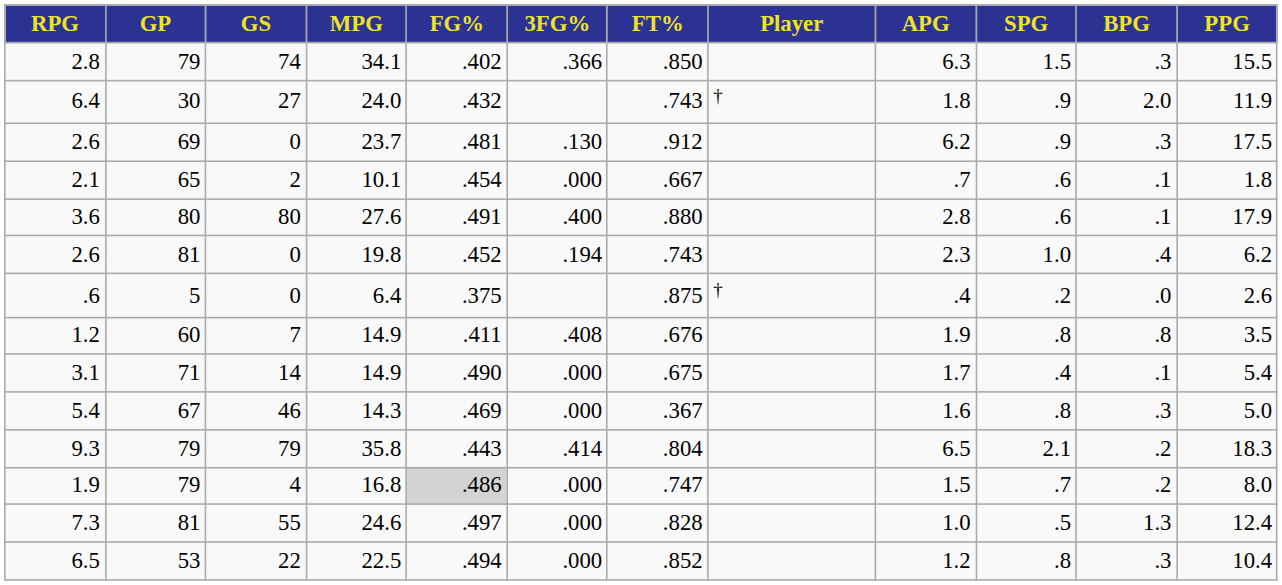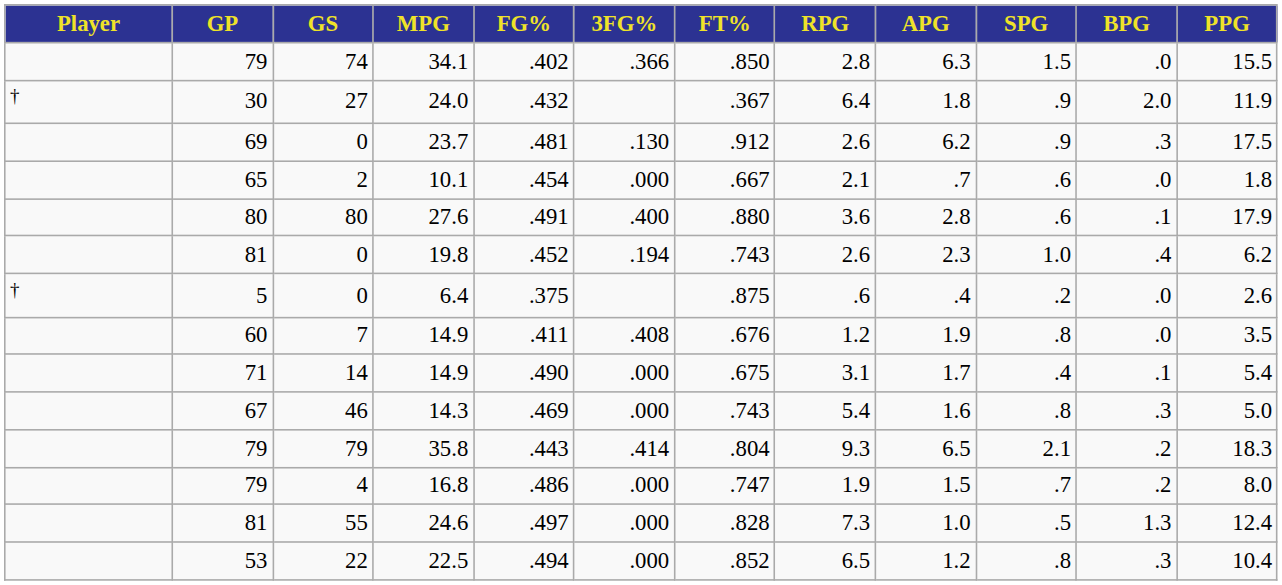columns swapped: (792, 23) <-> (55, 23)
(1163, 61) .3 -> (1163, 61) .0
(683, 101) .743 -> (750, 101) .367
(1163, 179) .1 -> (1163, 179) .0
(1163, 335) .8 -> (1163, 335) .0
(683, 410) .367 -> (750, 410) .743
(482, 485) lightgrey background -> (549, 485) no background
